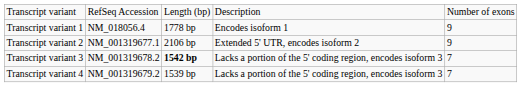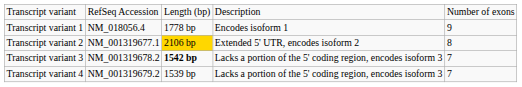(180, 43) no background -> (180, 43) gold background
(449, 43) 9 -> (449, 43) 8
